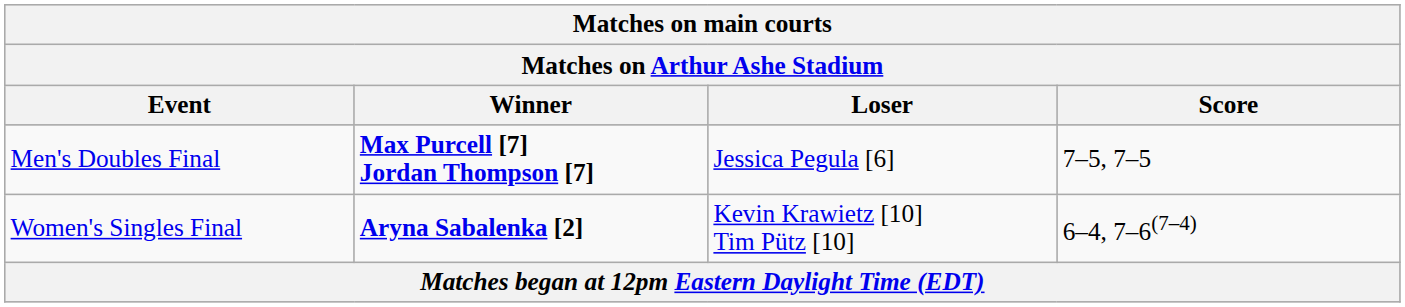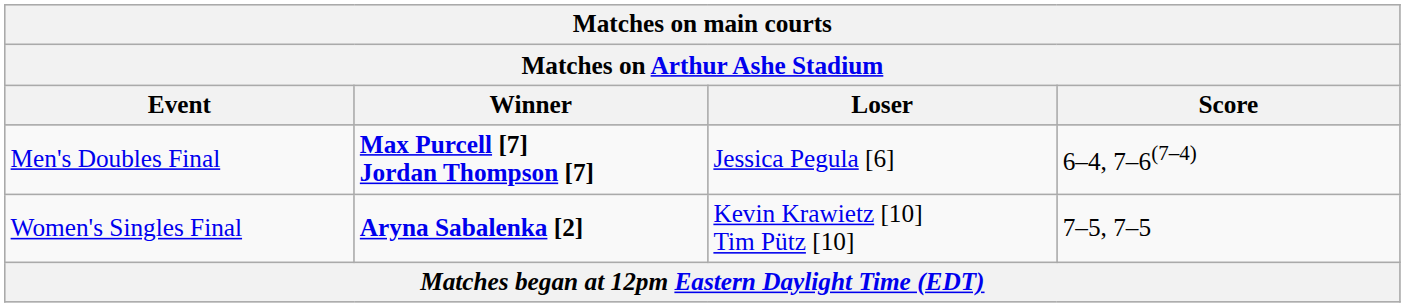(1107, 159) 7–5, 7–5 -> (1130, 159) 6–4, 7–6(7–4)
(1130, 227) 6–4, 7–6(7–4) -> (1107, 227) 7–5, 7–5
